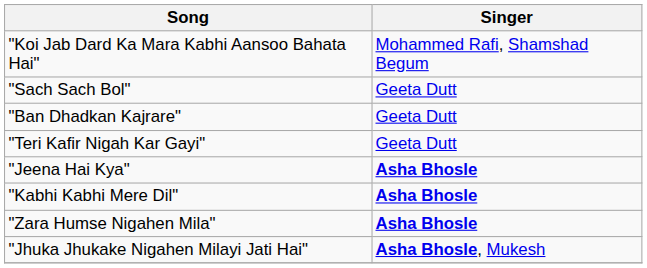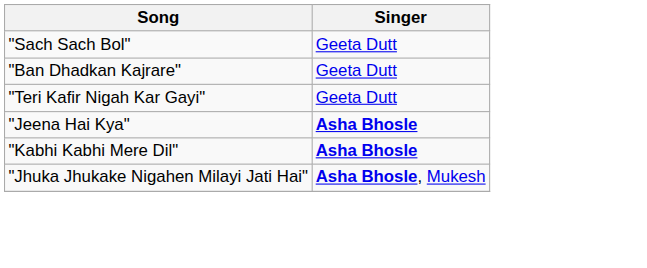- row: (177, 53)
- row: (112, 223)
